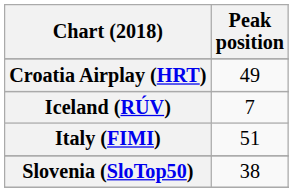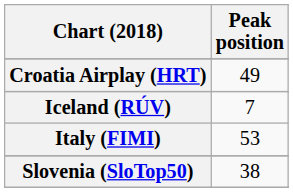(250, 139) 51 -> (250, 139) 53
